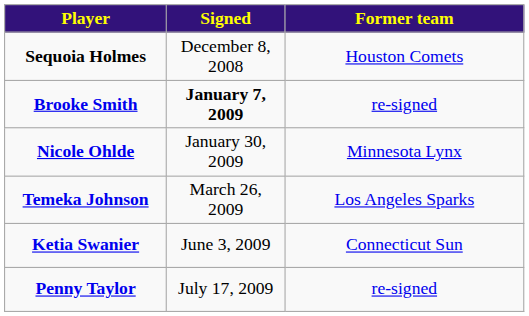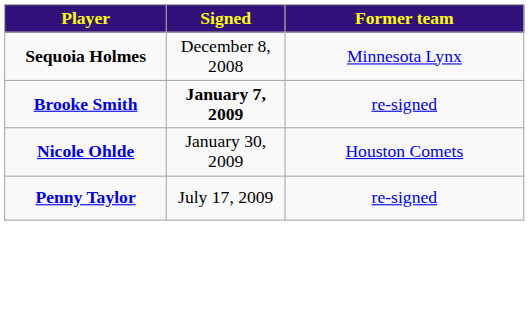(404, 56) Houston Comets -> (404, 56) Minnesota Lynx
(404, 151) Minnesota Lynx -> (404, 151) Houston Comets
- row: (86, 199)
- row: (86, 245)
